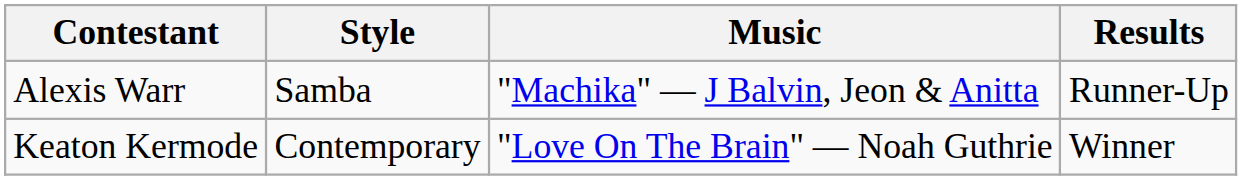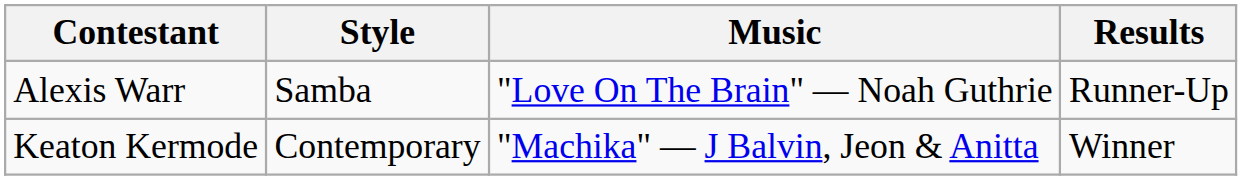(768, 89) "Machika" — J Balvin, Jeon & Anitta -> (775, 89) "Love On The Brain" — Noah Guthrie
(775, 145) "Love On The Brain" — Noah Guthrie -> (768, 145) "Machika" — J Balvin, Jeon & Anitta
